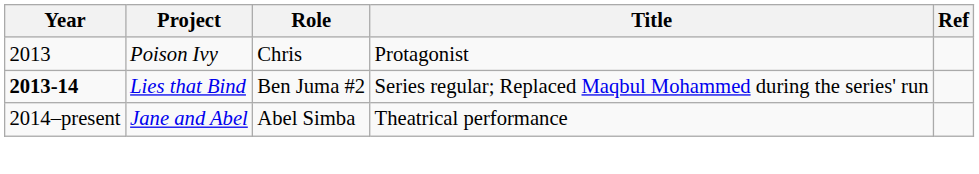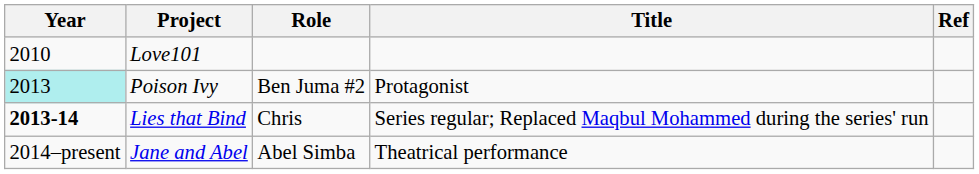+ row: (166, 53)
(30, 53) no background -> (30, 86) paleturquoise background
(280, 53) Chris -> (311, 86) Ben Juma #2
(311, 86) Ben Juma #2 -> (280, 119) Chris
